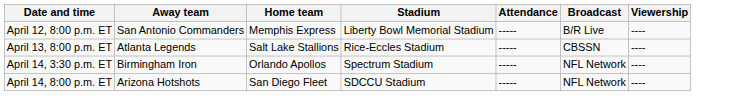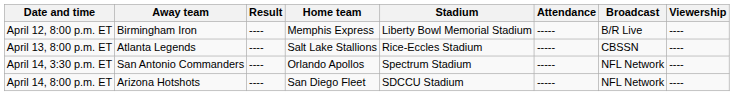+ column: (266, 13)
(181, 30) San Antonio Commanders -> (157, 30) Birmingham Iron
(157, 64) Birmingham Iron -> (181, 64) San Antonio Commanders
